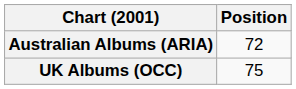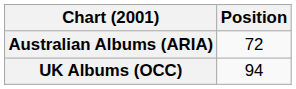(254, 71) 75 -> (254, 71) 94
